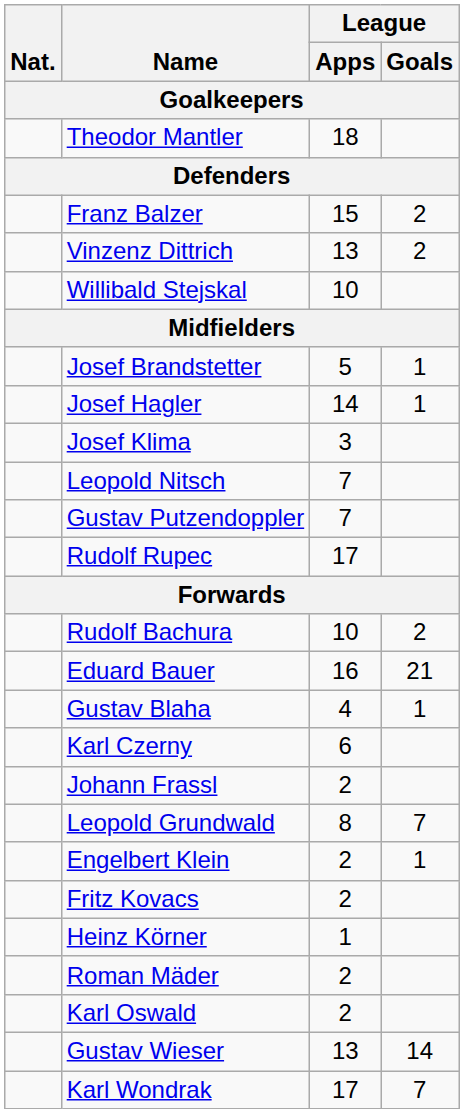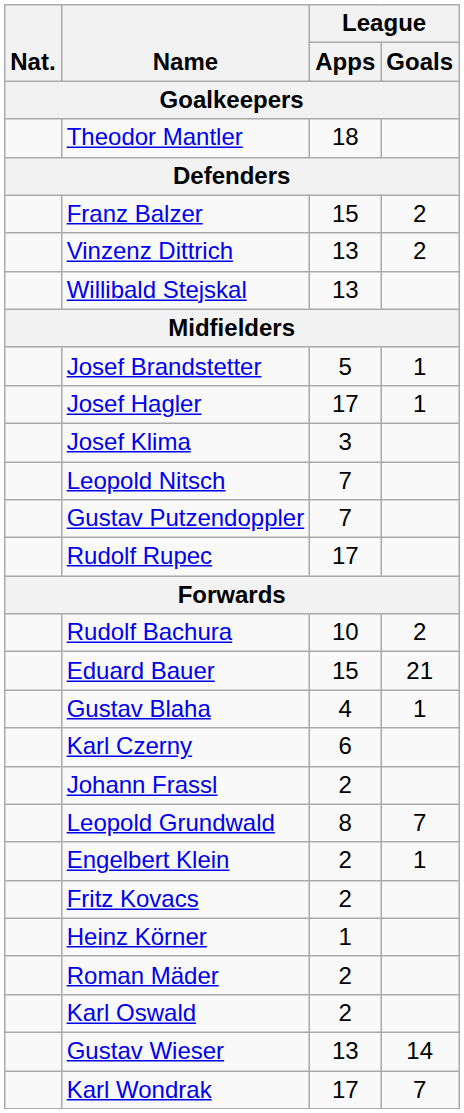(345, 289) 10 -> (345, 289) 13
(345, 404) 14 -> (345, 404) 17
(345, 670) 16 -> (345, 670) 15
